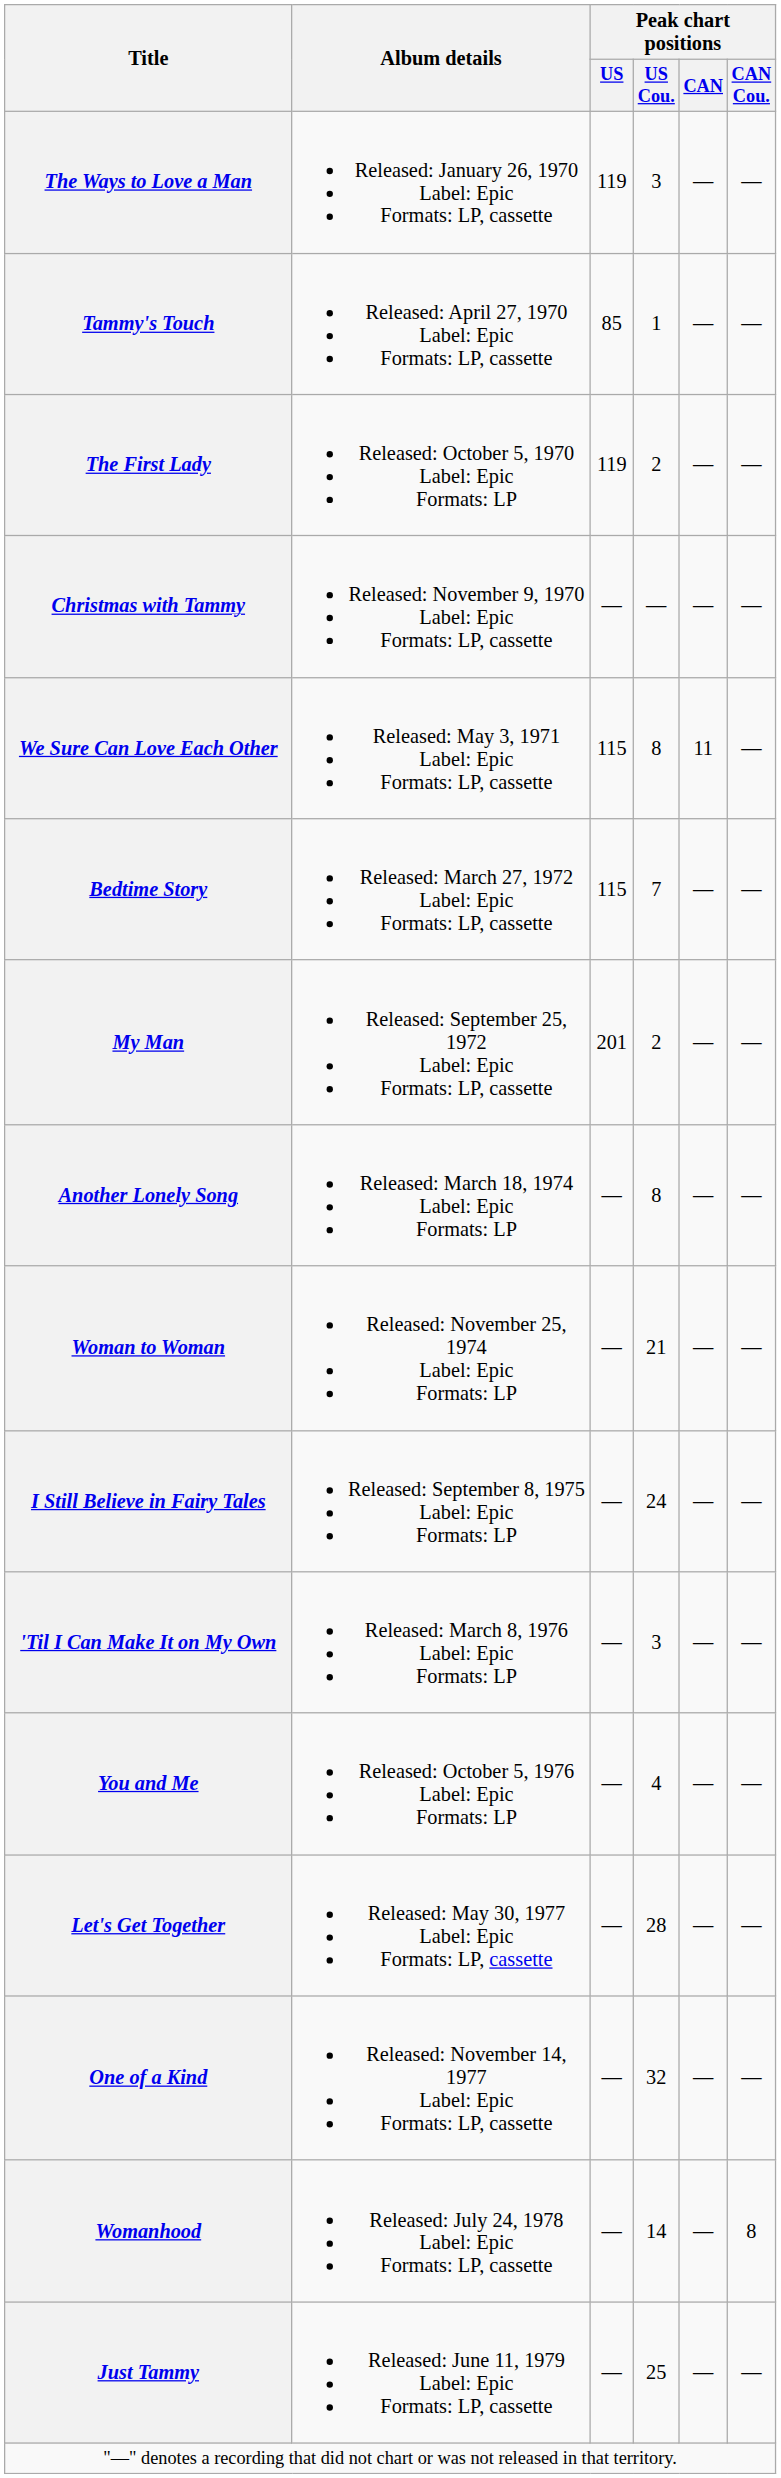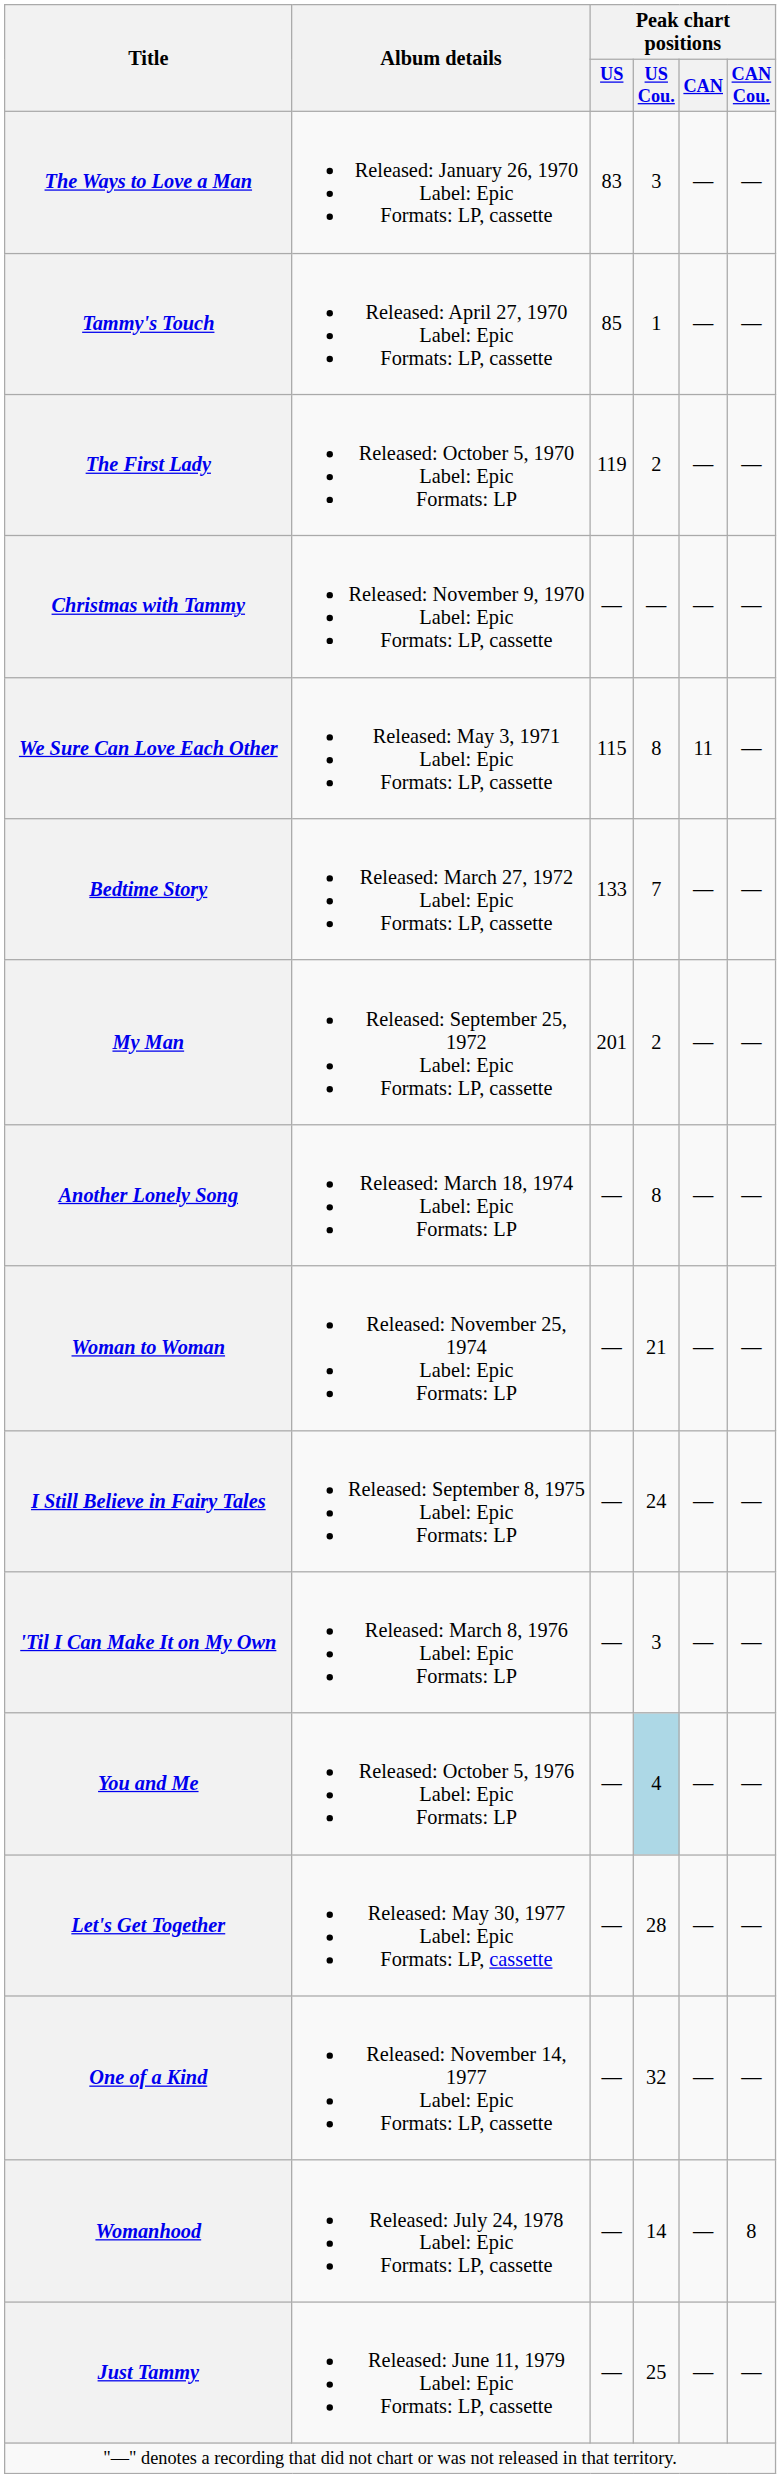(612, 182) 119 -> (612, 182) 83
(612, 889) 115 -> (612, 889) 133
(656, 1783) no background -> (656, 1783) lightblue background
